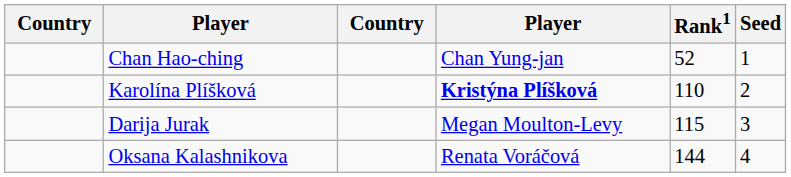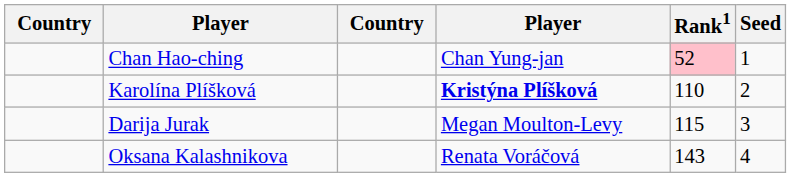(685, 58) no background -> (685, 58) pink background
(690, 156) 144 -> (690, 156) 143
